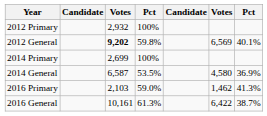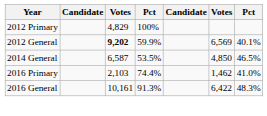(118, 27) 2,932 -> (118, 27) 4,829
(149, 42) 59.8% -> (149, 42) 59.9%
- row: (32, 58)
(222, 73) 4,580 -> (222, 58) 4,850
(249, 73) 36.9% -> (249, 58) 46.5%
(149, 88) 59.0% -> (149, 73) 74.4%
(249, 88) 41.3% -> (249, 73) 41.0%
(149, 103) 61.3% -> (149, 88) 91.3%
(249, 103) 38.7% -> (249, 88) 48.3%
